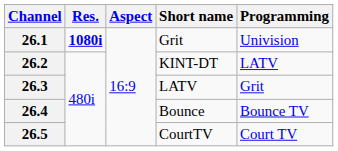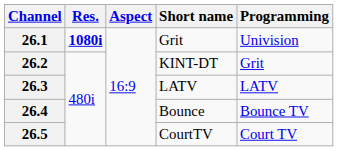(259, 63) LATV -> (252, 63) Grit
(252, 87) Grit -> (259, 87) LATV
